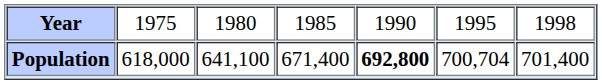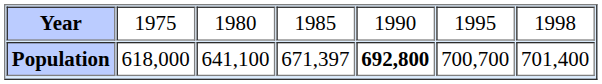(315, 58) 671,400 -> (315, 58) 671,397
(475, 58) 700,704 -> (475, 58) 700,700
